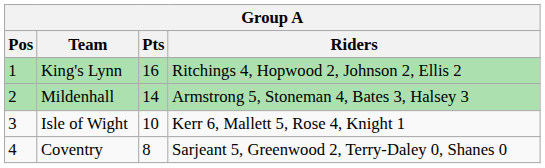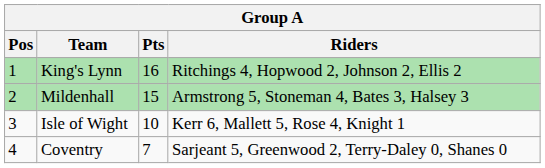(151, 96) 14 -> (151, 96) 15
(146, 149) 8 -> (146, 149) 7
